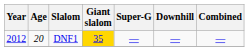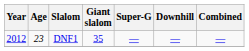(39, 38) 20 -> (39, 38) 23
(98, 38) gold background -> (98, 38) no background
